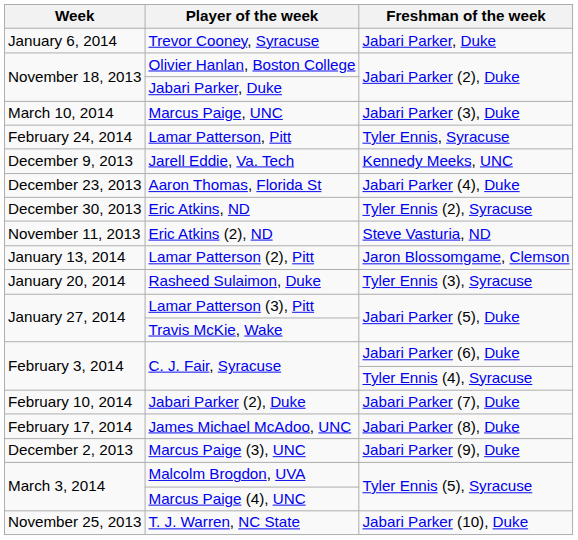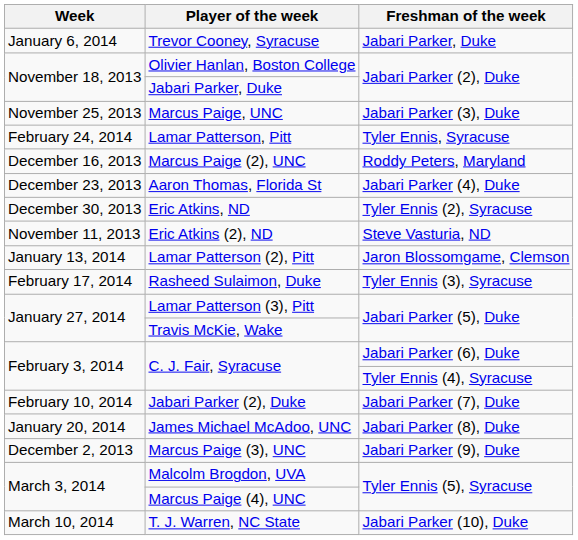(61, 112) March 10, 2014 -> (75, 112) November 25, 2013
- row: (221, 161)
+ row: (227, 161)
(67, 281) January 20, 2014 -> (70, 281) February 17, 2014
(70, 426) February 17, 2014 -> (67, 426) January 20, 2014
(75, 522) November 25, 2013 -> (61, 522) March 10, 2014
